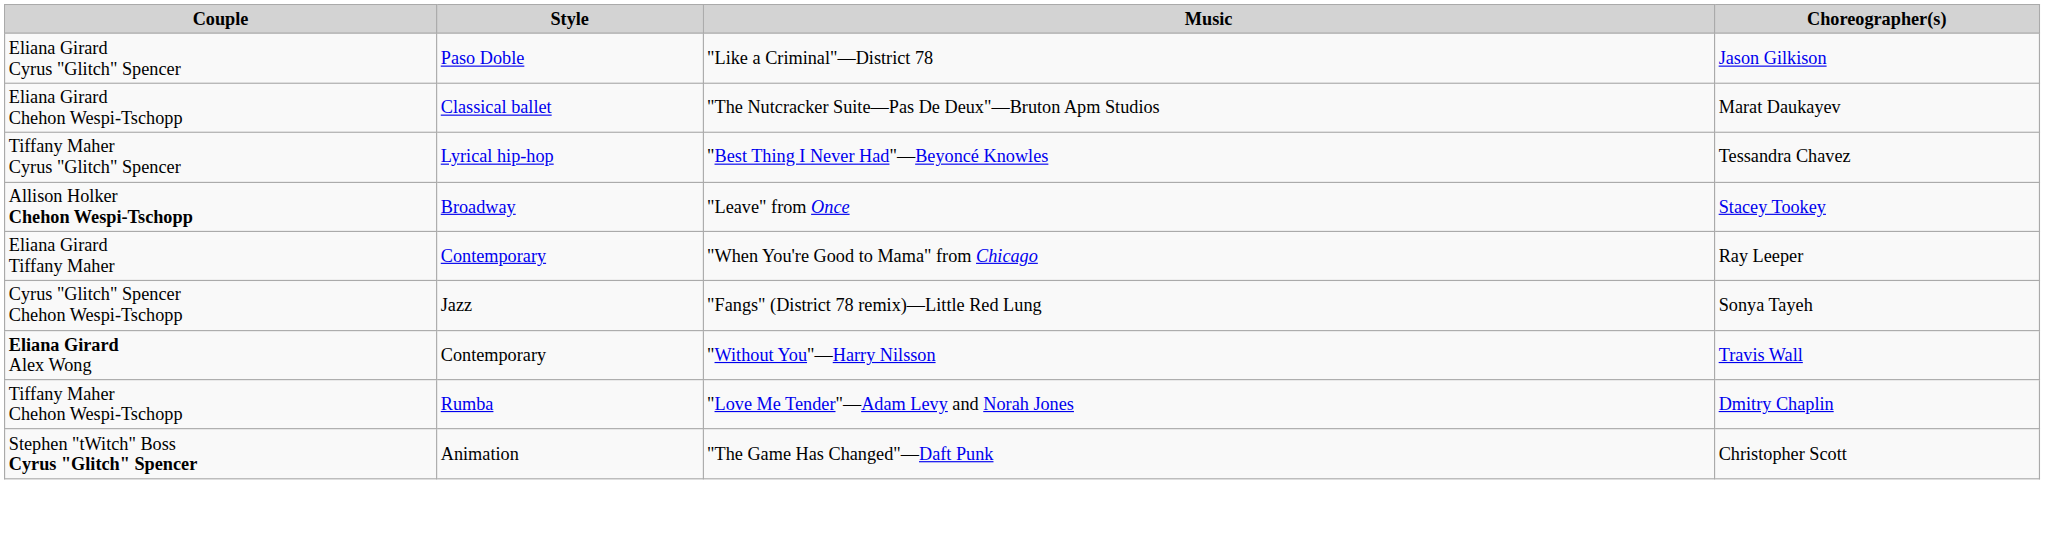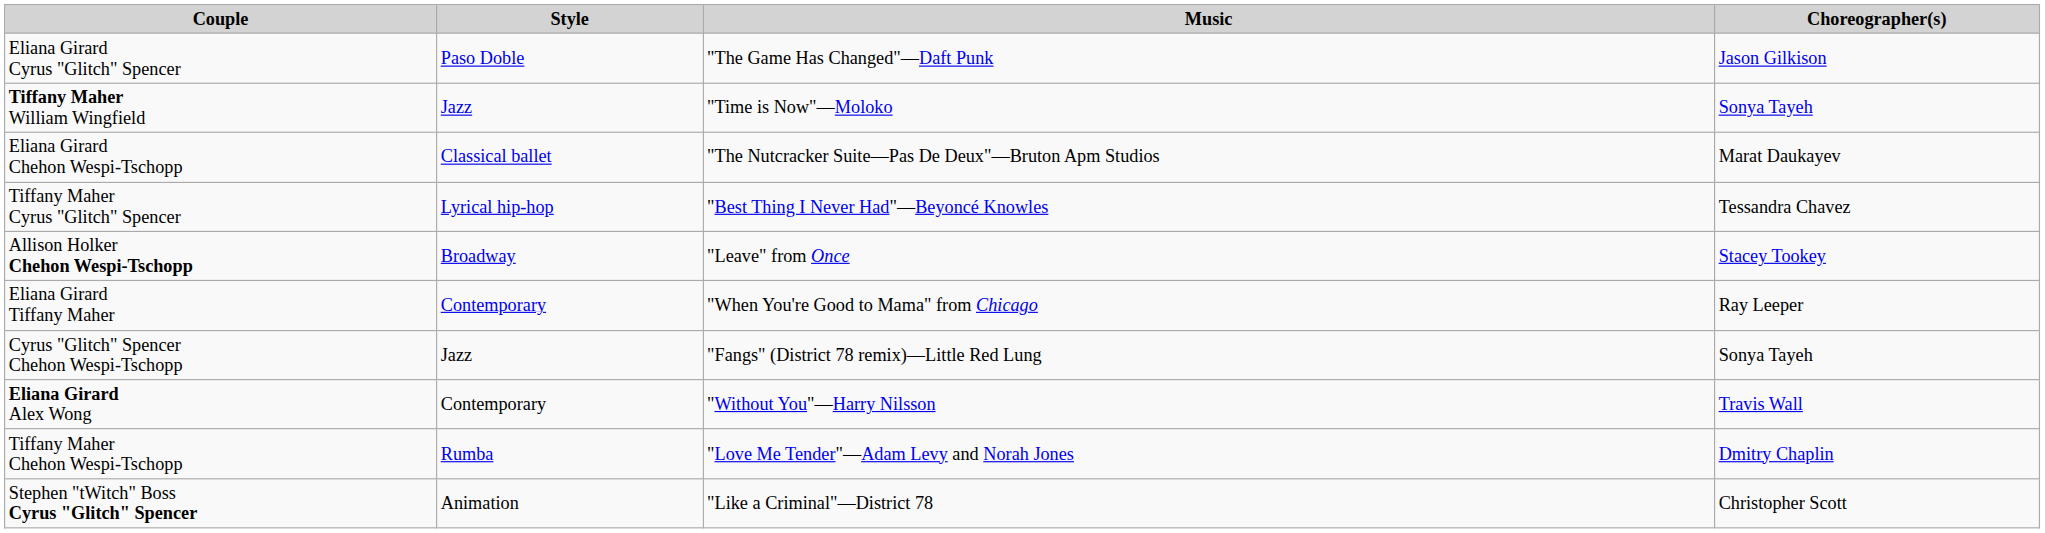(820, 58) "Like a Criminal"—District 78 -> (850, 58) "The Game Has Changed"—Daft Punk
+ row: (77, 107)
(850, 453) "The Game Has Changed"—Daft Punk -> (820, 503) "Like a Criminal"—District 78
